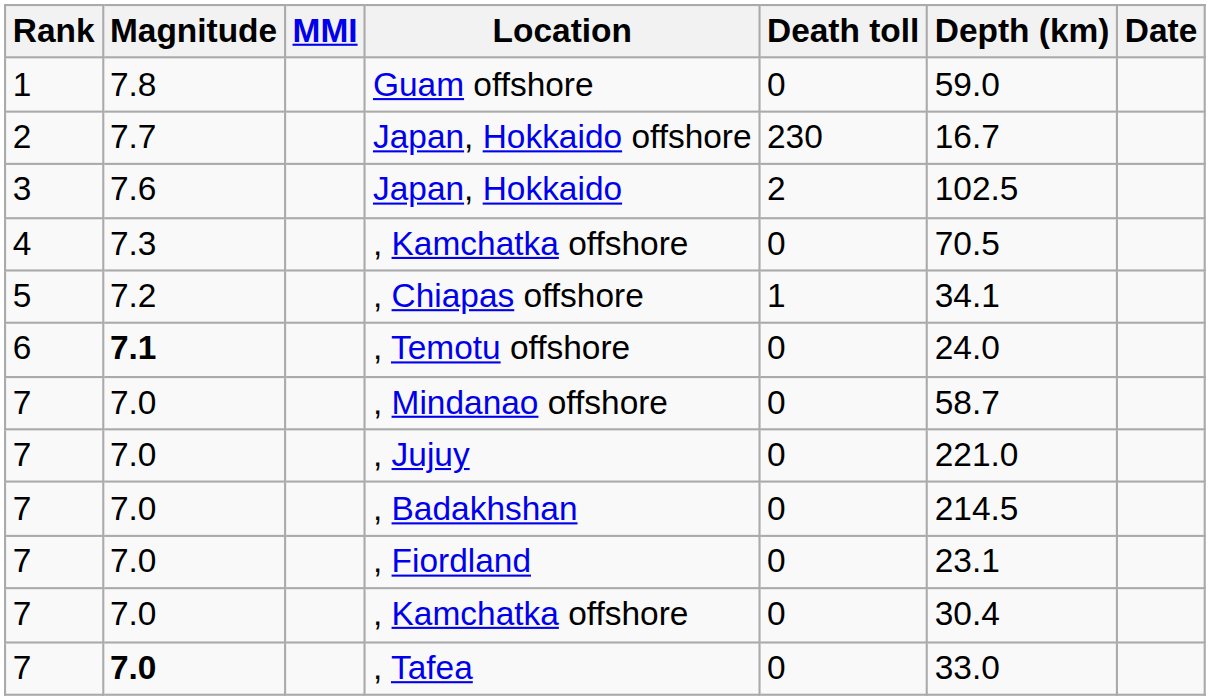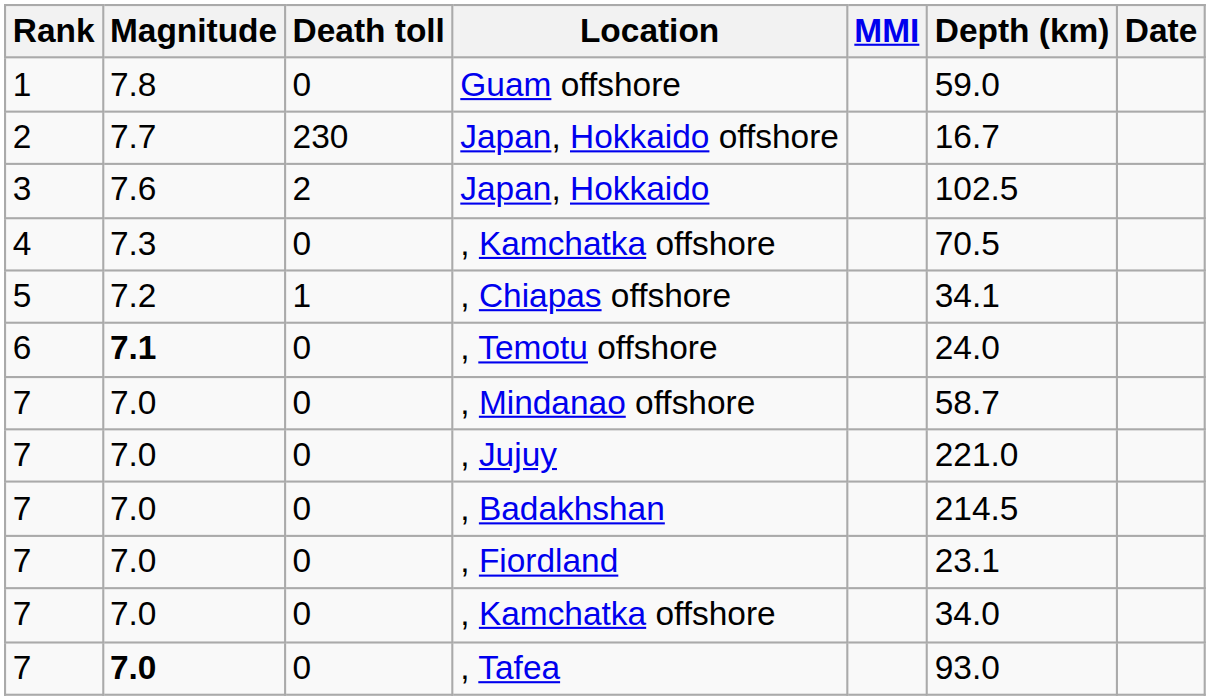columns swapped: (843, 31) <-> (325, 31)
(967, 614) 30.4 -> (967, 614) 34.0
(967, 667) 33.0 -> (967, 667) 93.0
